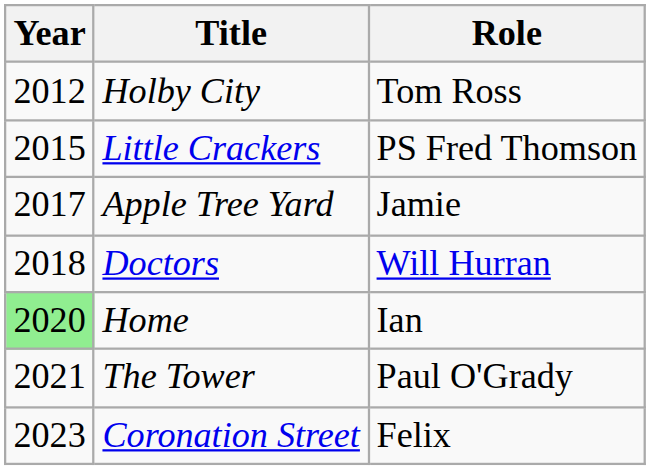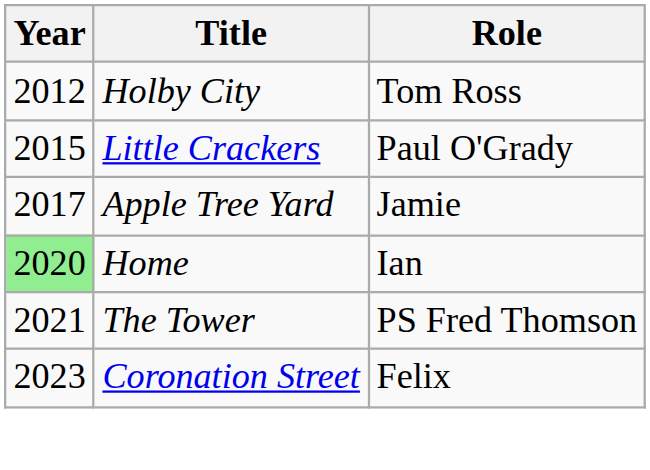(507, 147) PS Fred Thomson -> (475, 147) Paul O'Grady
- row: (161, 262)
(475, 377) Paul O'Grady -> (507, 319) PS Fred Thomson
